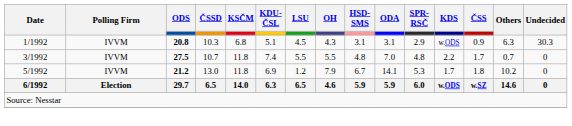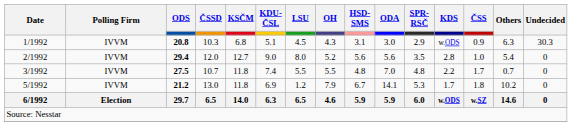(390, 42) 3.1 -> (390, 42) 3.0
+ row: (35, 56)
